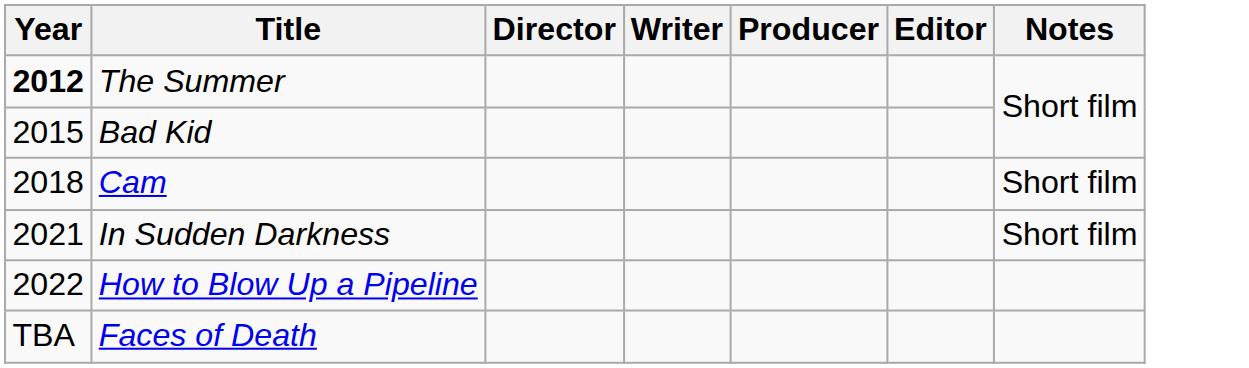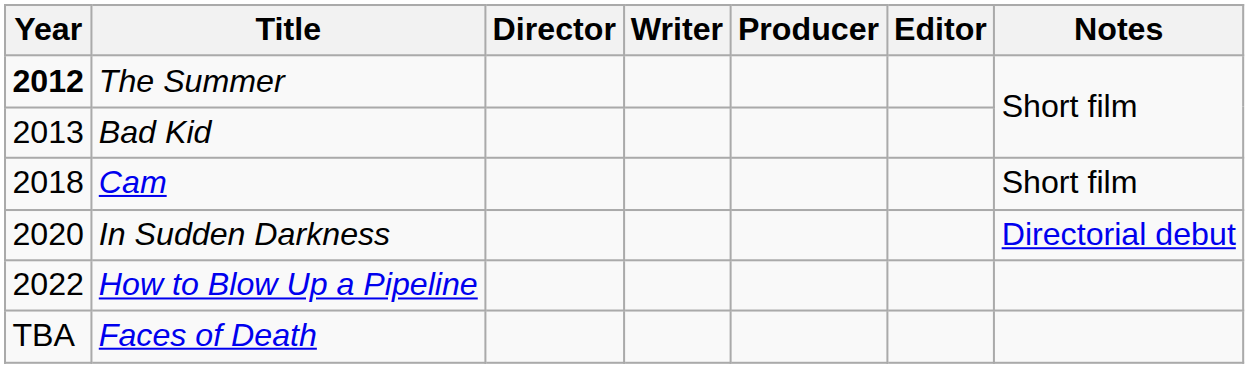(48, 132) 2015 -> (48, 132) 2013
(48, 234) 2021 -> (48, 234) 2020
(1070, 234) Short film -> (1119, 234) Directorial debut
